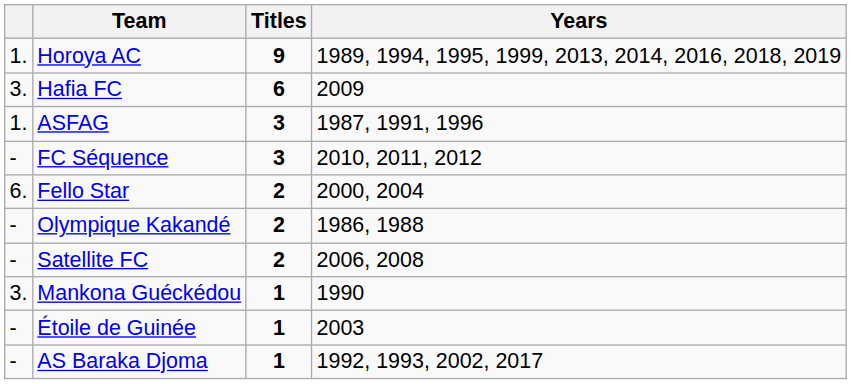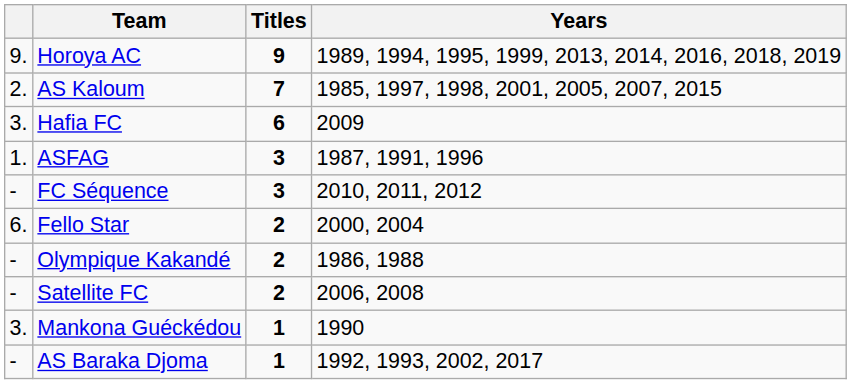(19, 55) 1. -> (19, 55) 9.
+ row: (91, 89)
- row: (117, 327)
